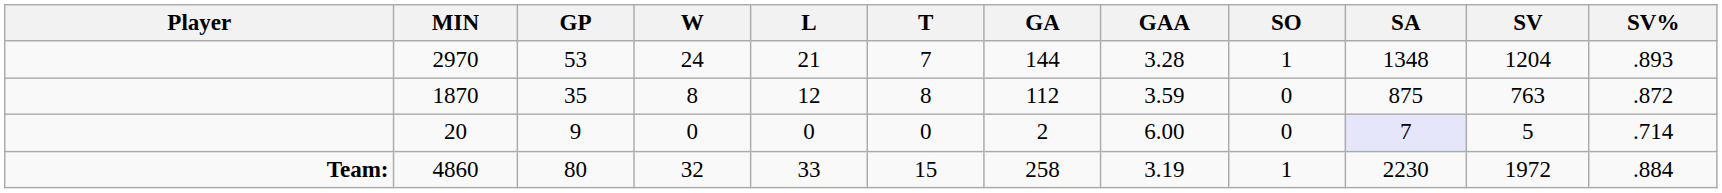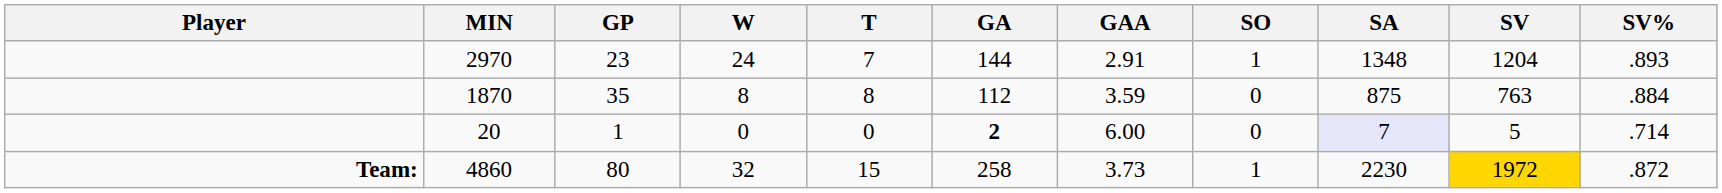- column: (809, 22)
(576, 59) 53 -> (618, 59) 23
(1164, 59) 3.28 -> (1125, 59) 2.91
(1653, 95) .872 -> (1649, 95) .884
(576, 132) 9 -> (618, 132) 1
(1042, 132) normal -> (994, 132) bold
(1164, 168) 3.19 -> (1125, 168) 3.73
(1528, 168) no background -> (1515, 168) gold background
(1653, 168) .884 -> (1649, 168) .872
